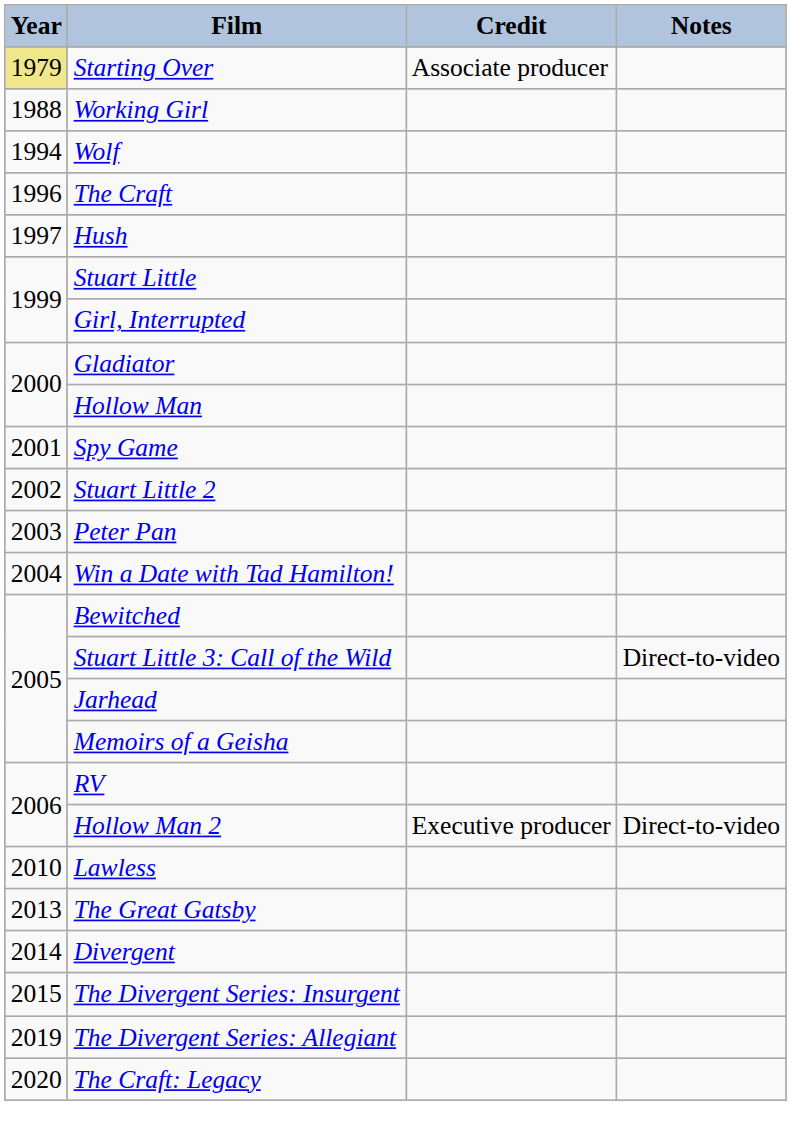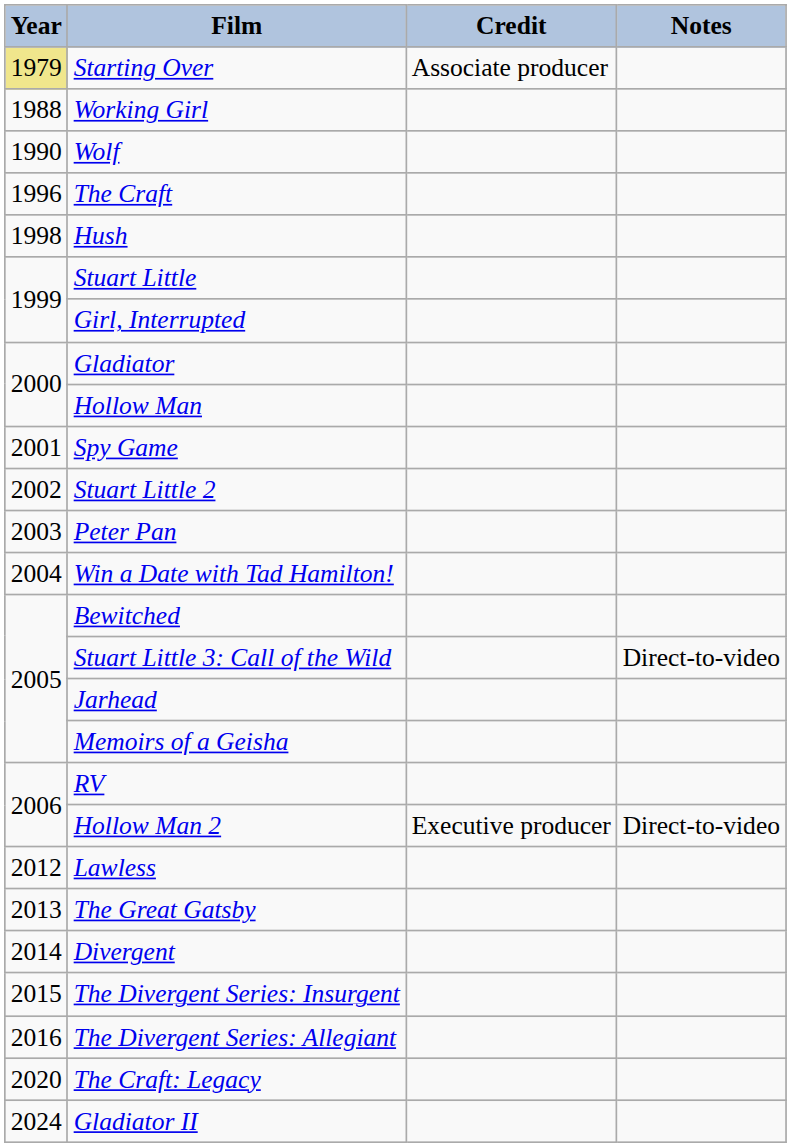(36, 152) 1994 -> (36, 152) 1990
(36, 236) 1997 -> (36, 236) 1998
(36, 867) 2010 -> (36, 867) 2012
(36, 1036) 2019 -> (36, 1036) 2016
+ row: (136, 1120)
